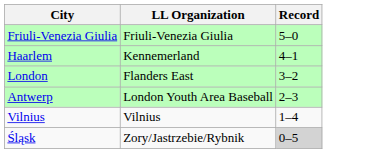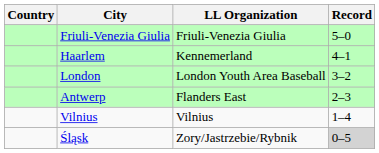+ column: (31, 14)
(158, 76) Flanders East -> (251, 76) London Youth Area Baseball
(198, 96) London Youth Area Baseball -> (211, 96) Flanders East
